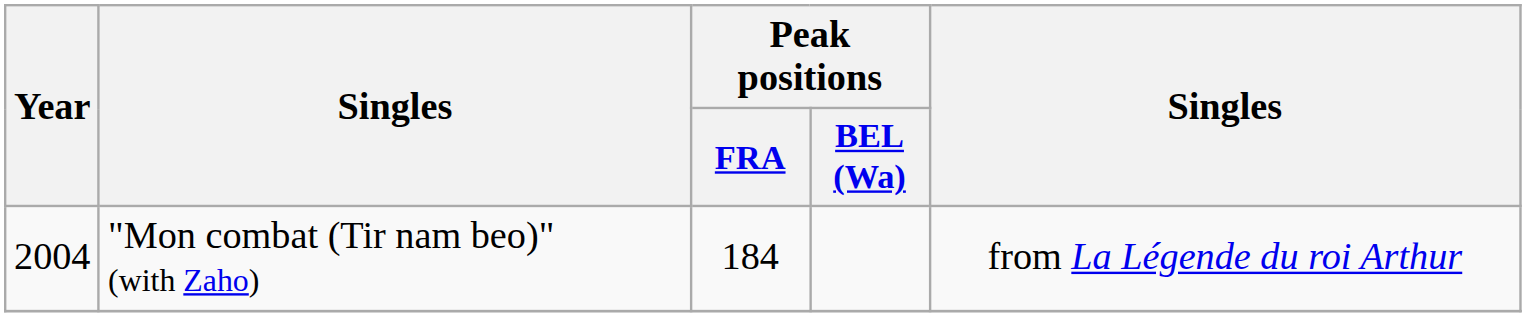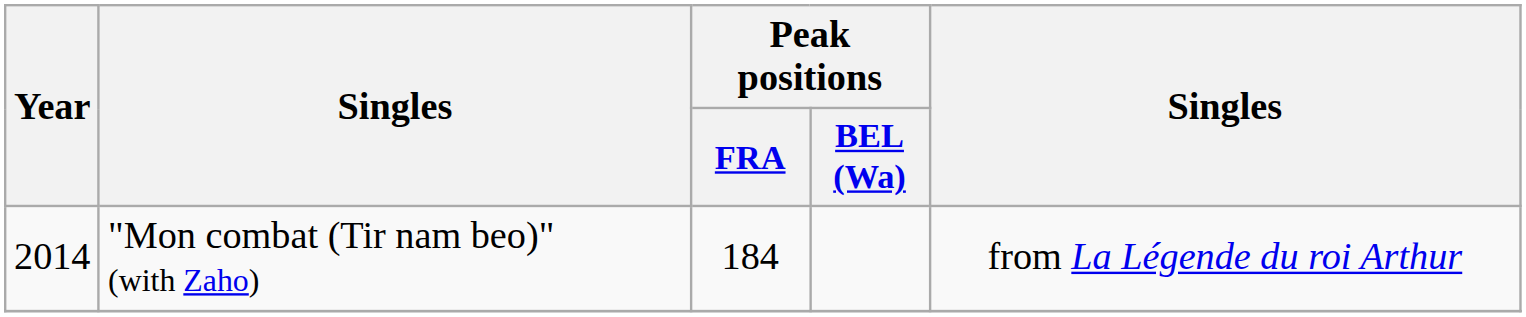(52, 257) 2004 -> (52, 257) 2014
